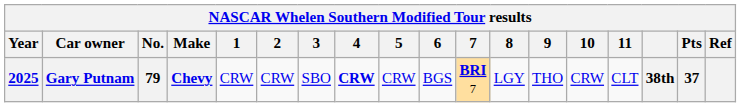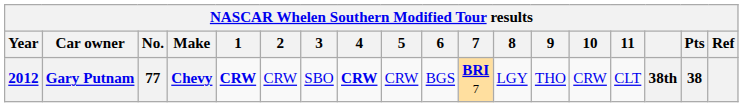(23, 79) 2025 -> (23, 79) 2012
(153, 79) 79 -> (153, 79) 77
(237, 79) normal -> (238, 79) bold
(692, 79) 37 -> (695, 79) 38
